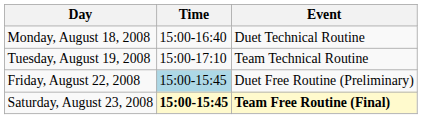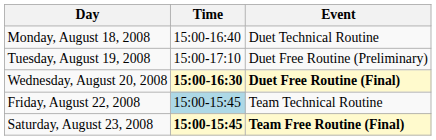(301, 59) Team Technical Routine -> (338, 59) Duet Free Routine (Preliminary)
+ row: (87, 80)
(324, 80) Duet Free Routine (Preliminary) -> (316, 102) Team Technical Routine
